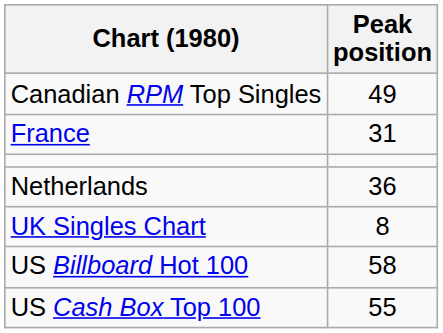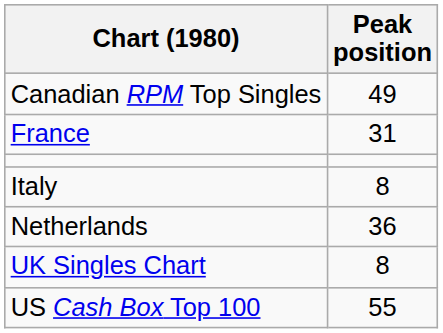+ row: (34, 186)
- row: (129, 266)
